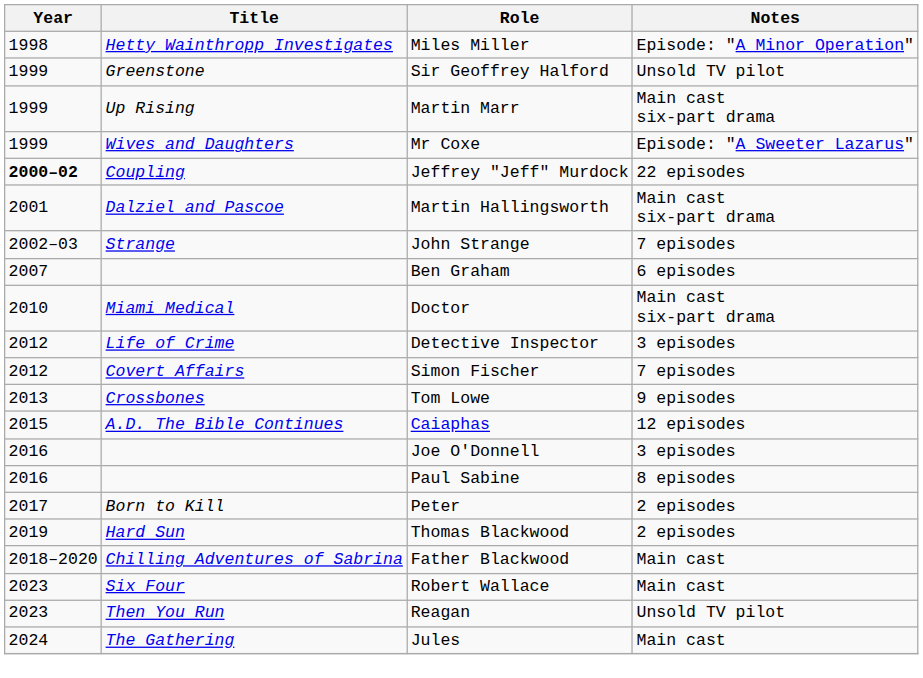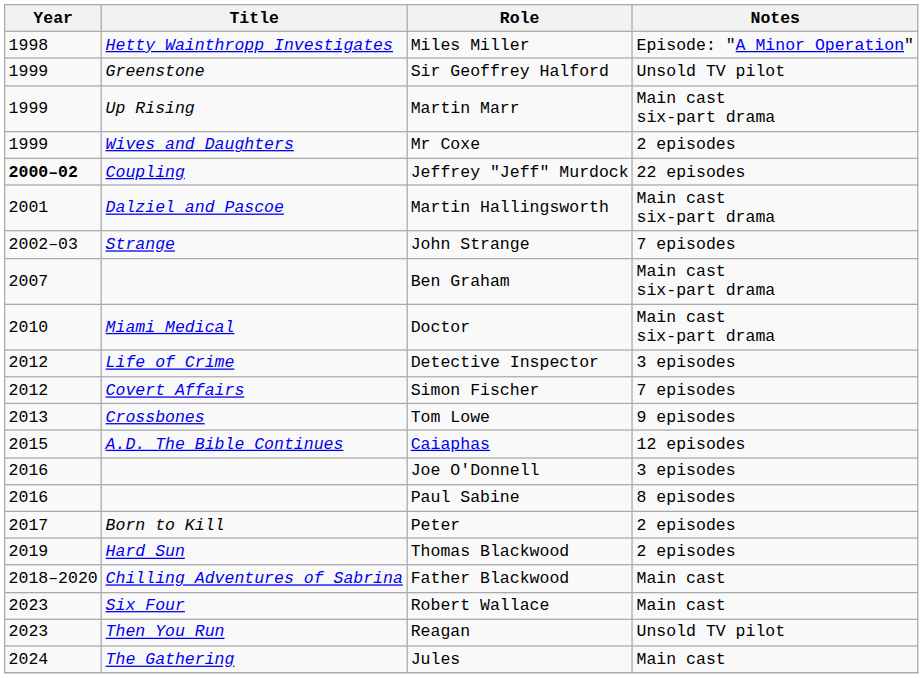(775, 145) Episode: "A Sweeter Lazarus" -> (686, 145) 2 episodes
(686, 271) 6 episodes -> (706, 281) Main cast six-part drama
